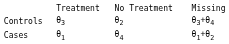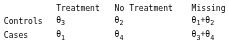(203, 21) θ3+θ4 -> (203, 21) θ1+θ2
(203, 35) θ1+θ2 -> (203, 35) θ3+θ4
